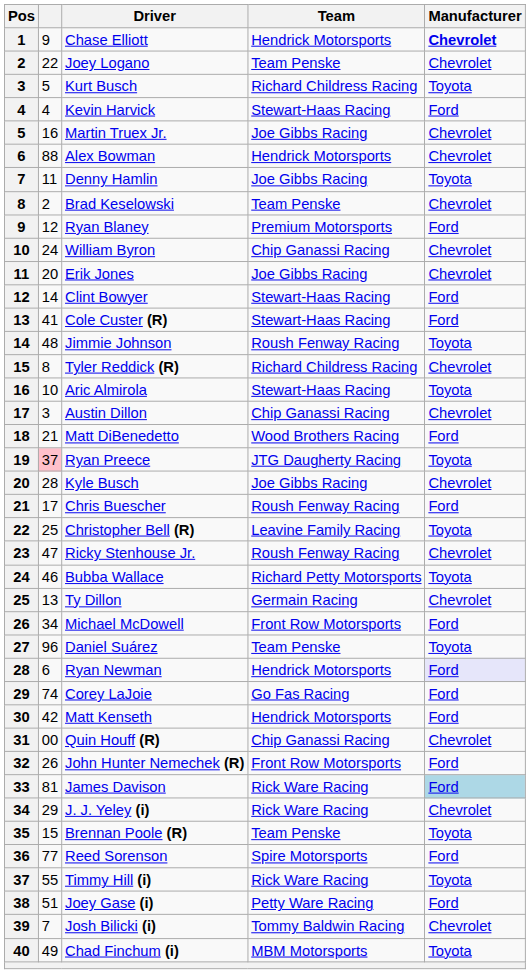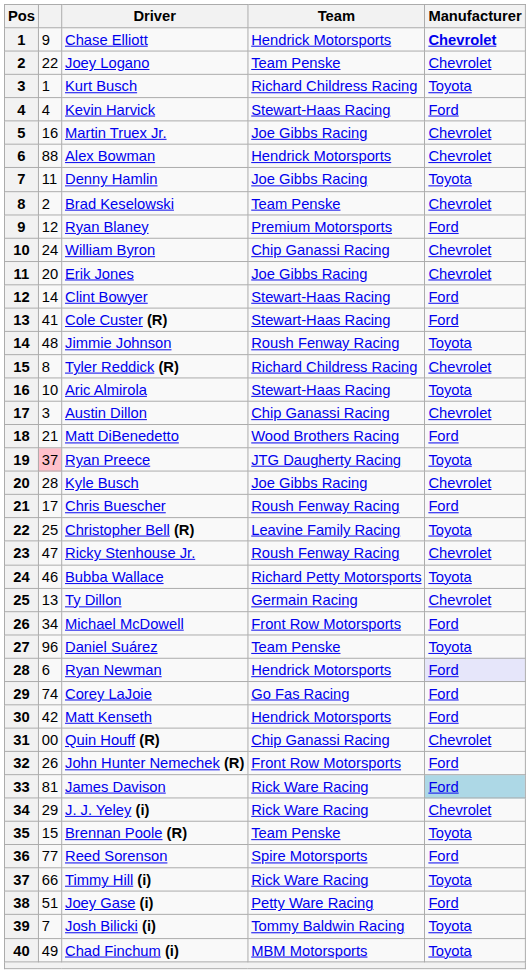(46, 86) 5 -> (46, 86) 1
(50, 880) 55 -> (50, 880) 66
(460, 927) Chevrolet -> (450, 927) Toyota
